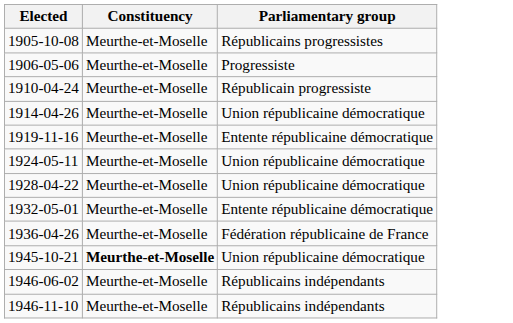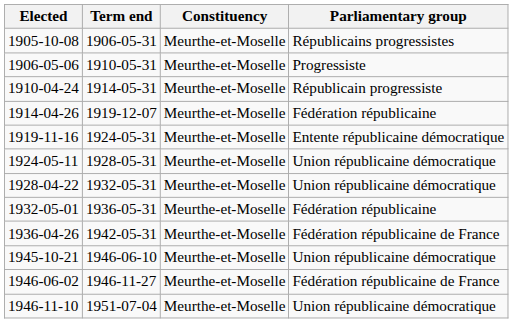+ column: (121, 16)
(323, 112) Union républicaine démocratique -> (364, 112) Fédération républicaine
(327, 209) Entente républicaine démocratique -> (364, 209) Fédération républicaine
(150, 257) bold -> (225, 257) normal
(303, 281) Républicains indépendants -> (396, 281) Fédération républicaine de France
(303, 305) Républicains indépendants -> (394, 305) Union républicaine démocratique
